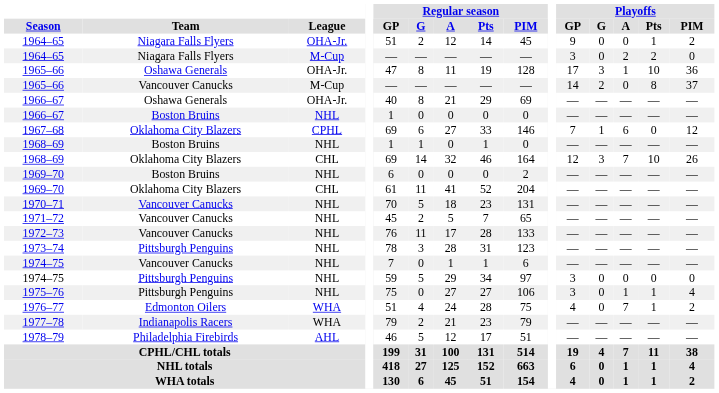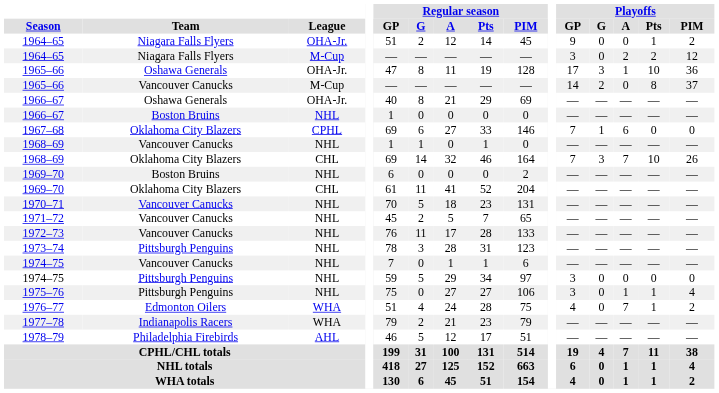(692, 55) 0 -> (692, 55) 12
(692, 129) 12 -> (692, 129) 0
(186, 144) Boston Bruins -> (186, 144) Vancouver Canucks
(573, 159) 12 -> (573, 159) 7
